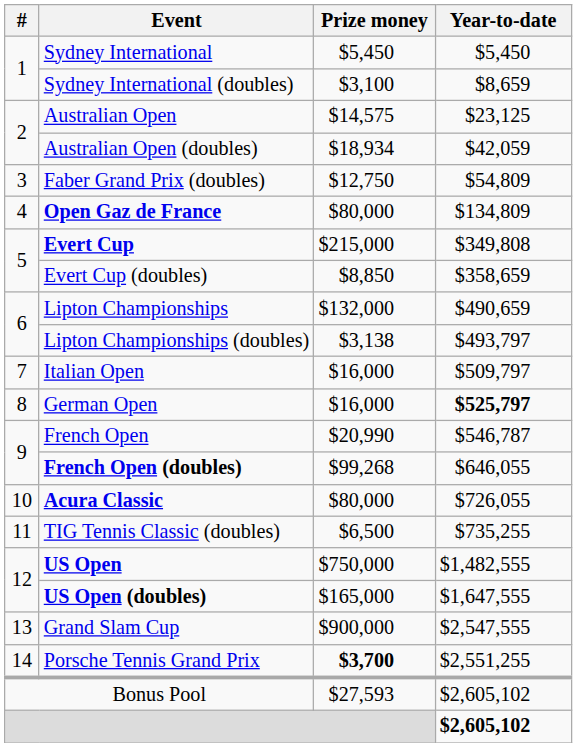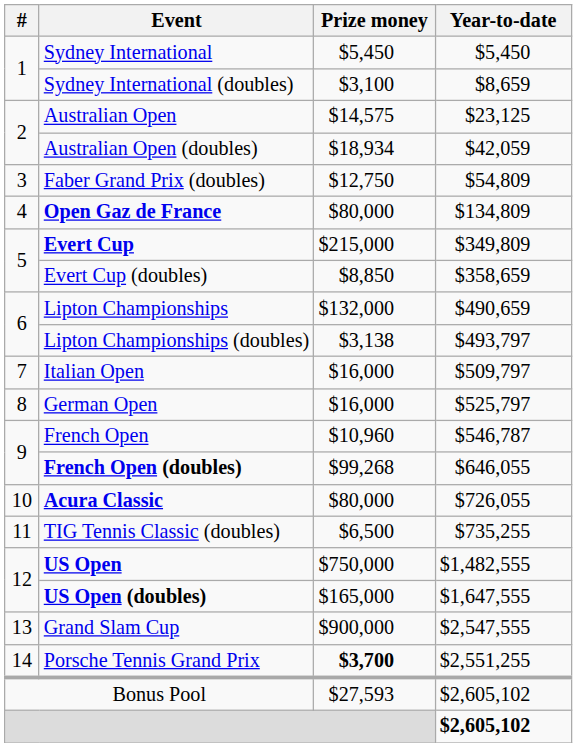(493, 244) $349,808 -> (493, 244) $349,809
(493, 404) bold -> (493, 404) normal
(361, 436) $20,990 -> (361, 436) $10,960
